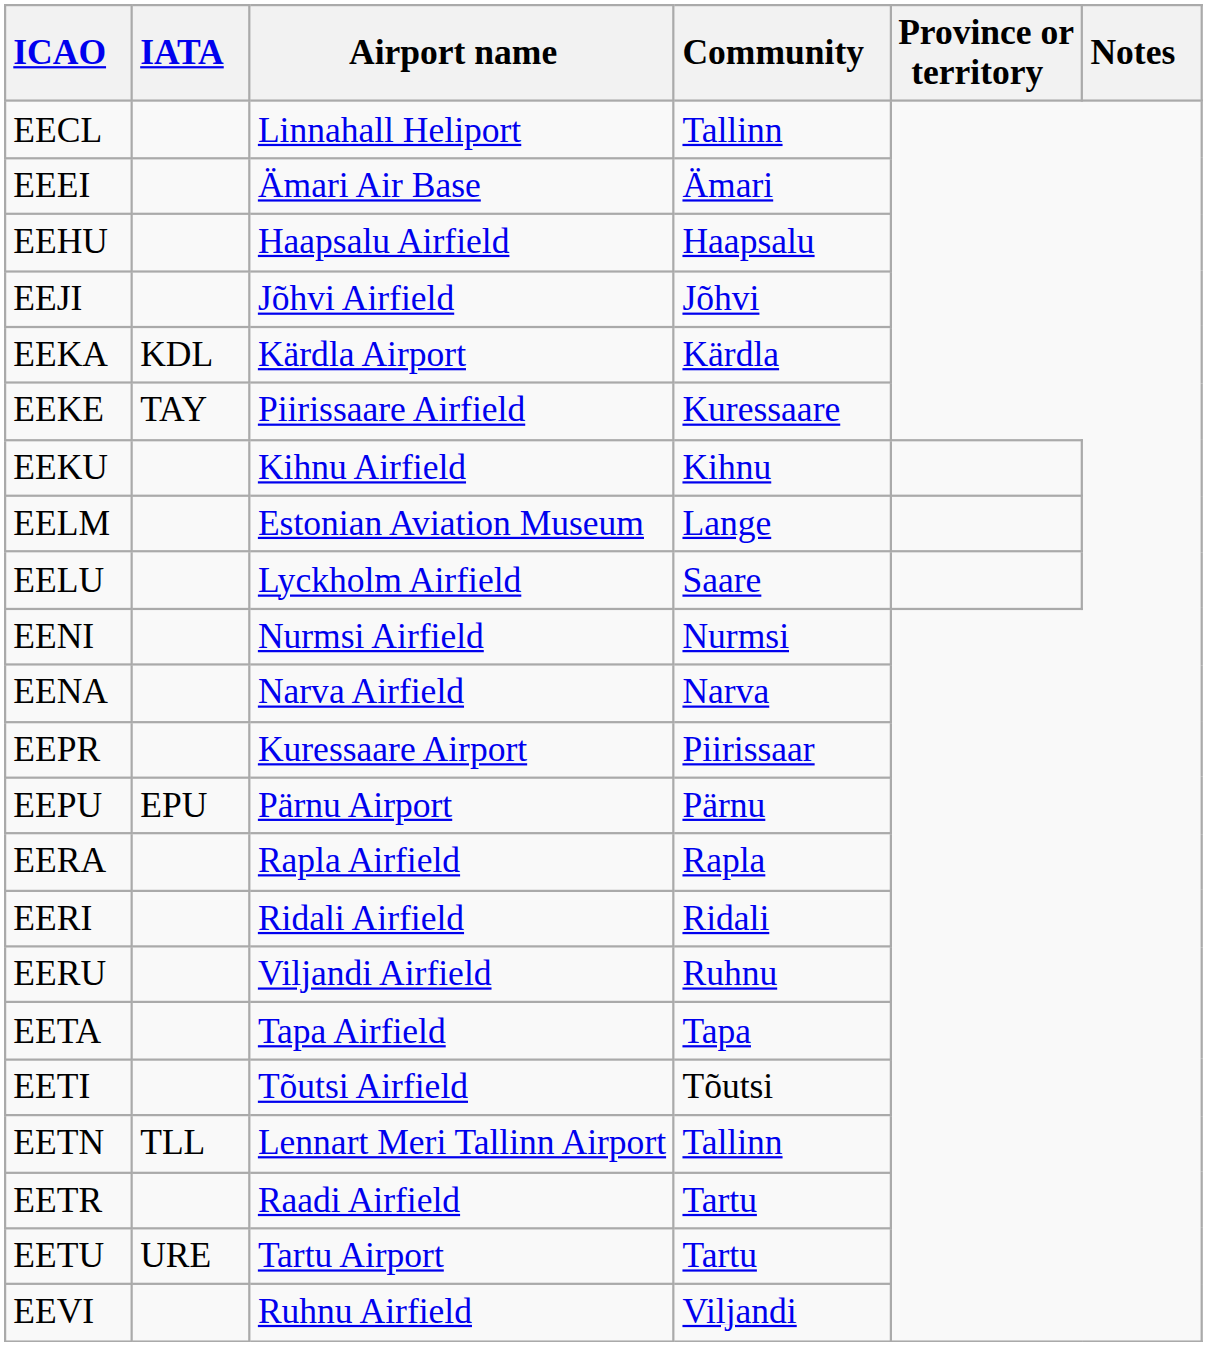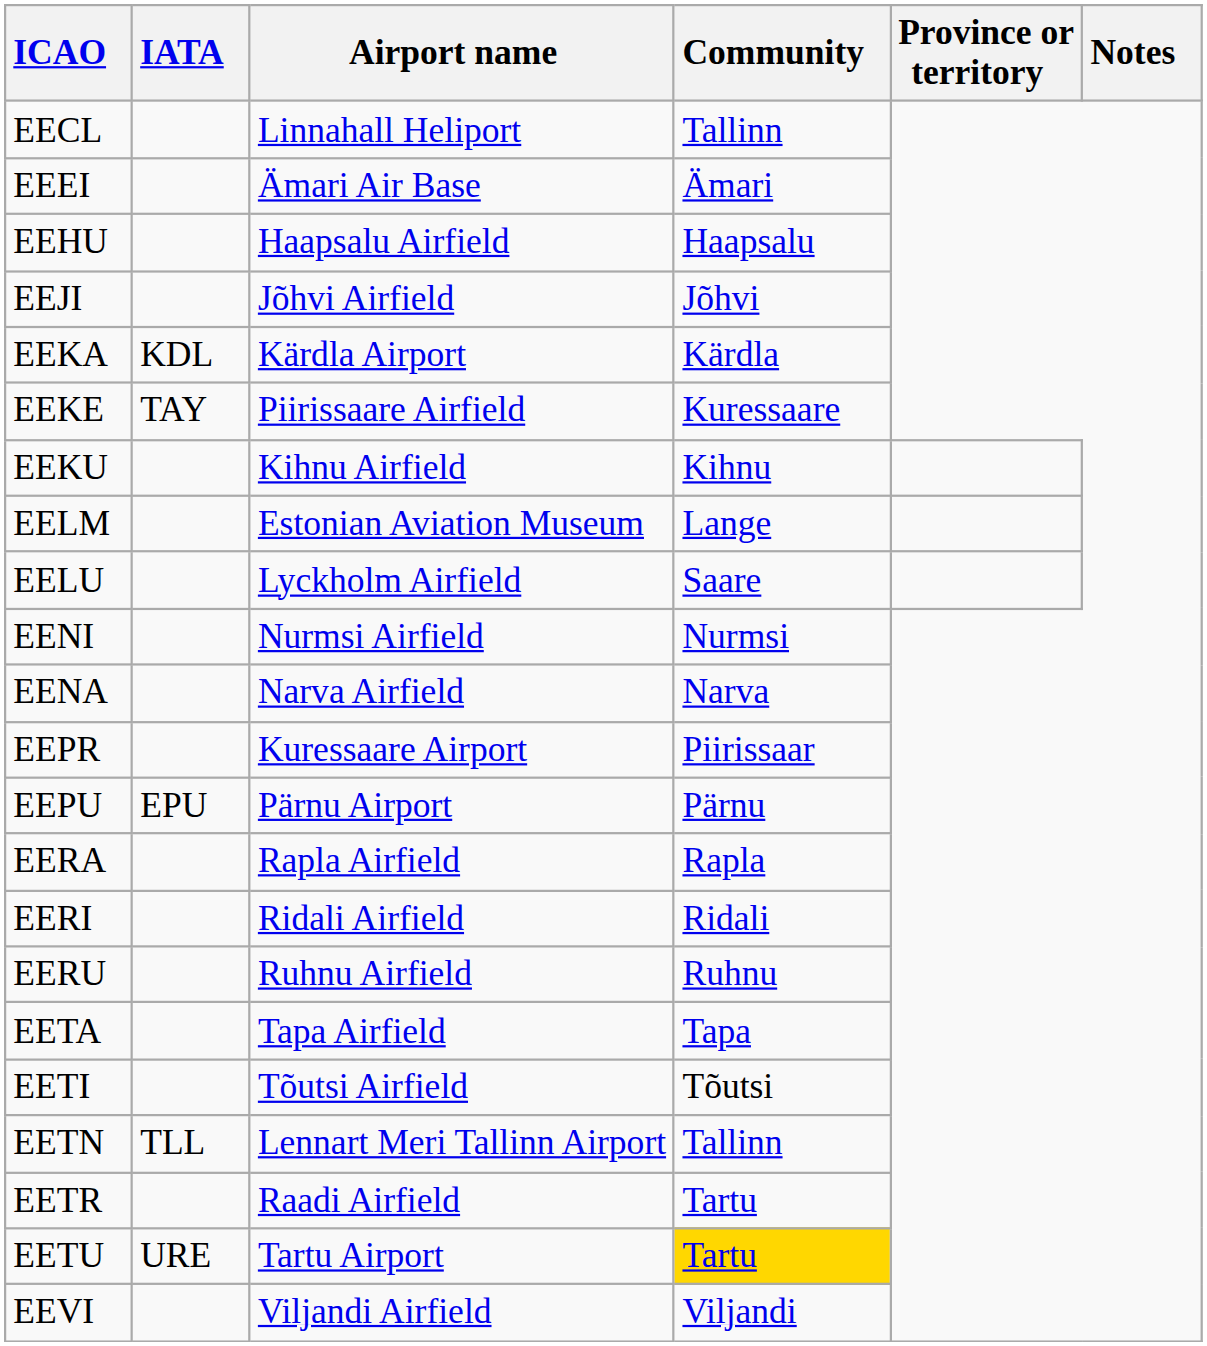(375, 973) Viljandi Airfield -> (365, 973) Ruhnu Airfield
(720, 1255) no background -> (720, 1255) gold background
(365, 1311) Ruhnu Airfield -> (375, 1311) Viljandi Airfield
